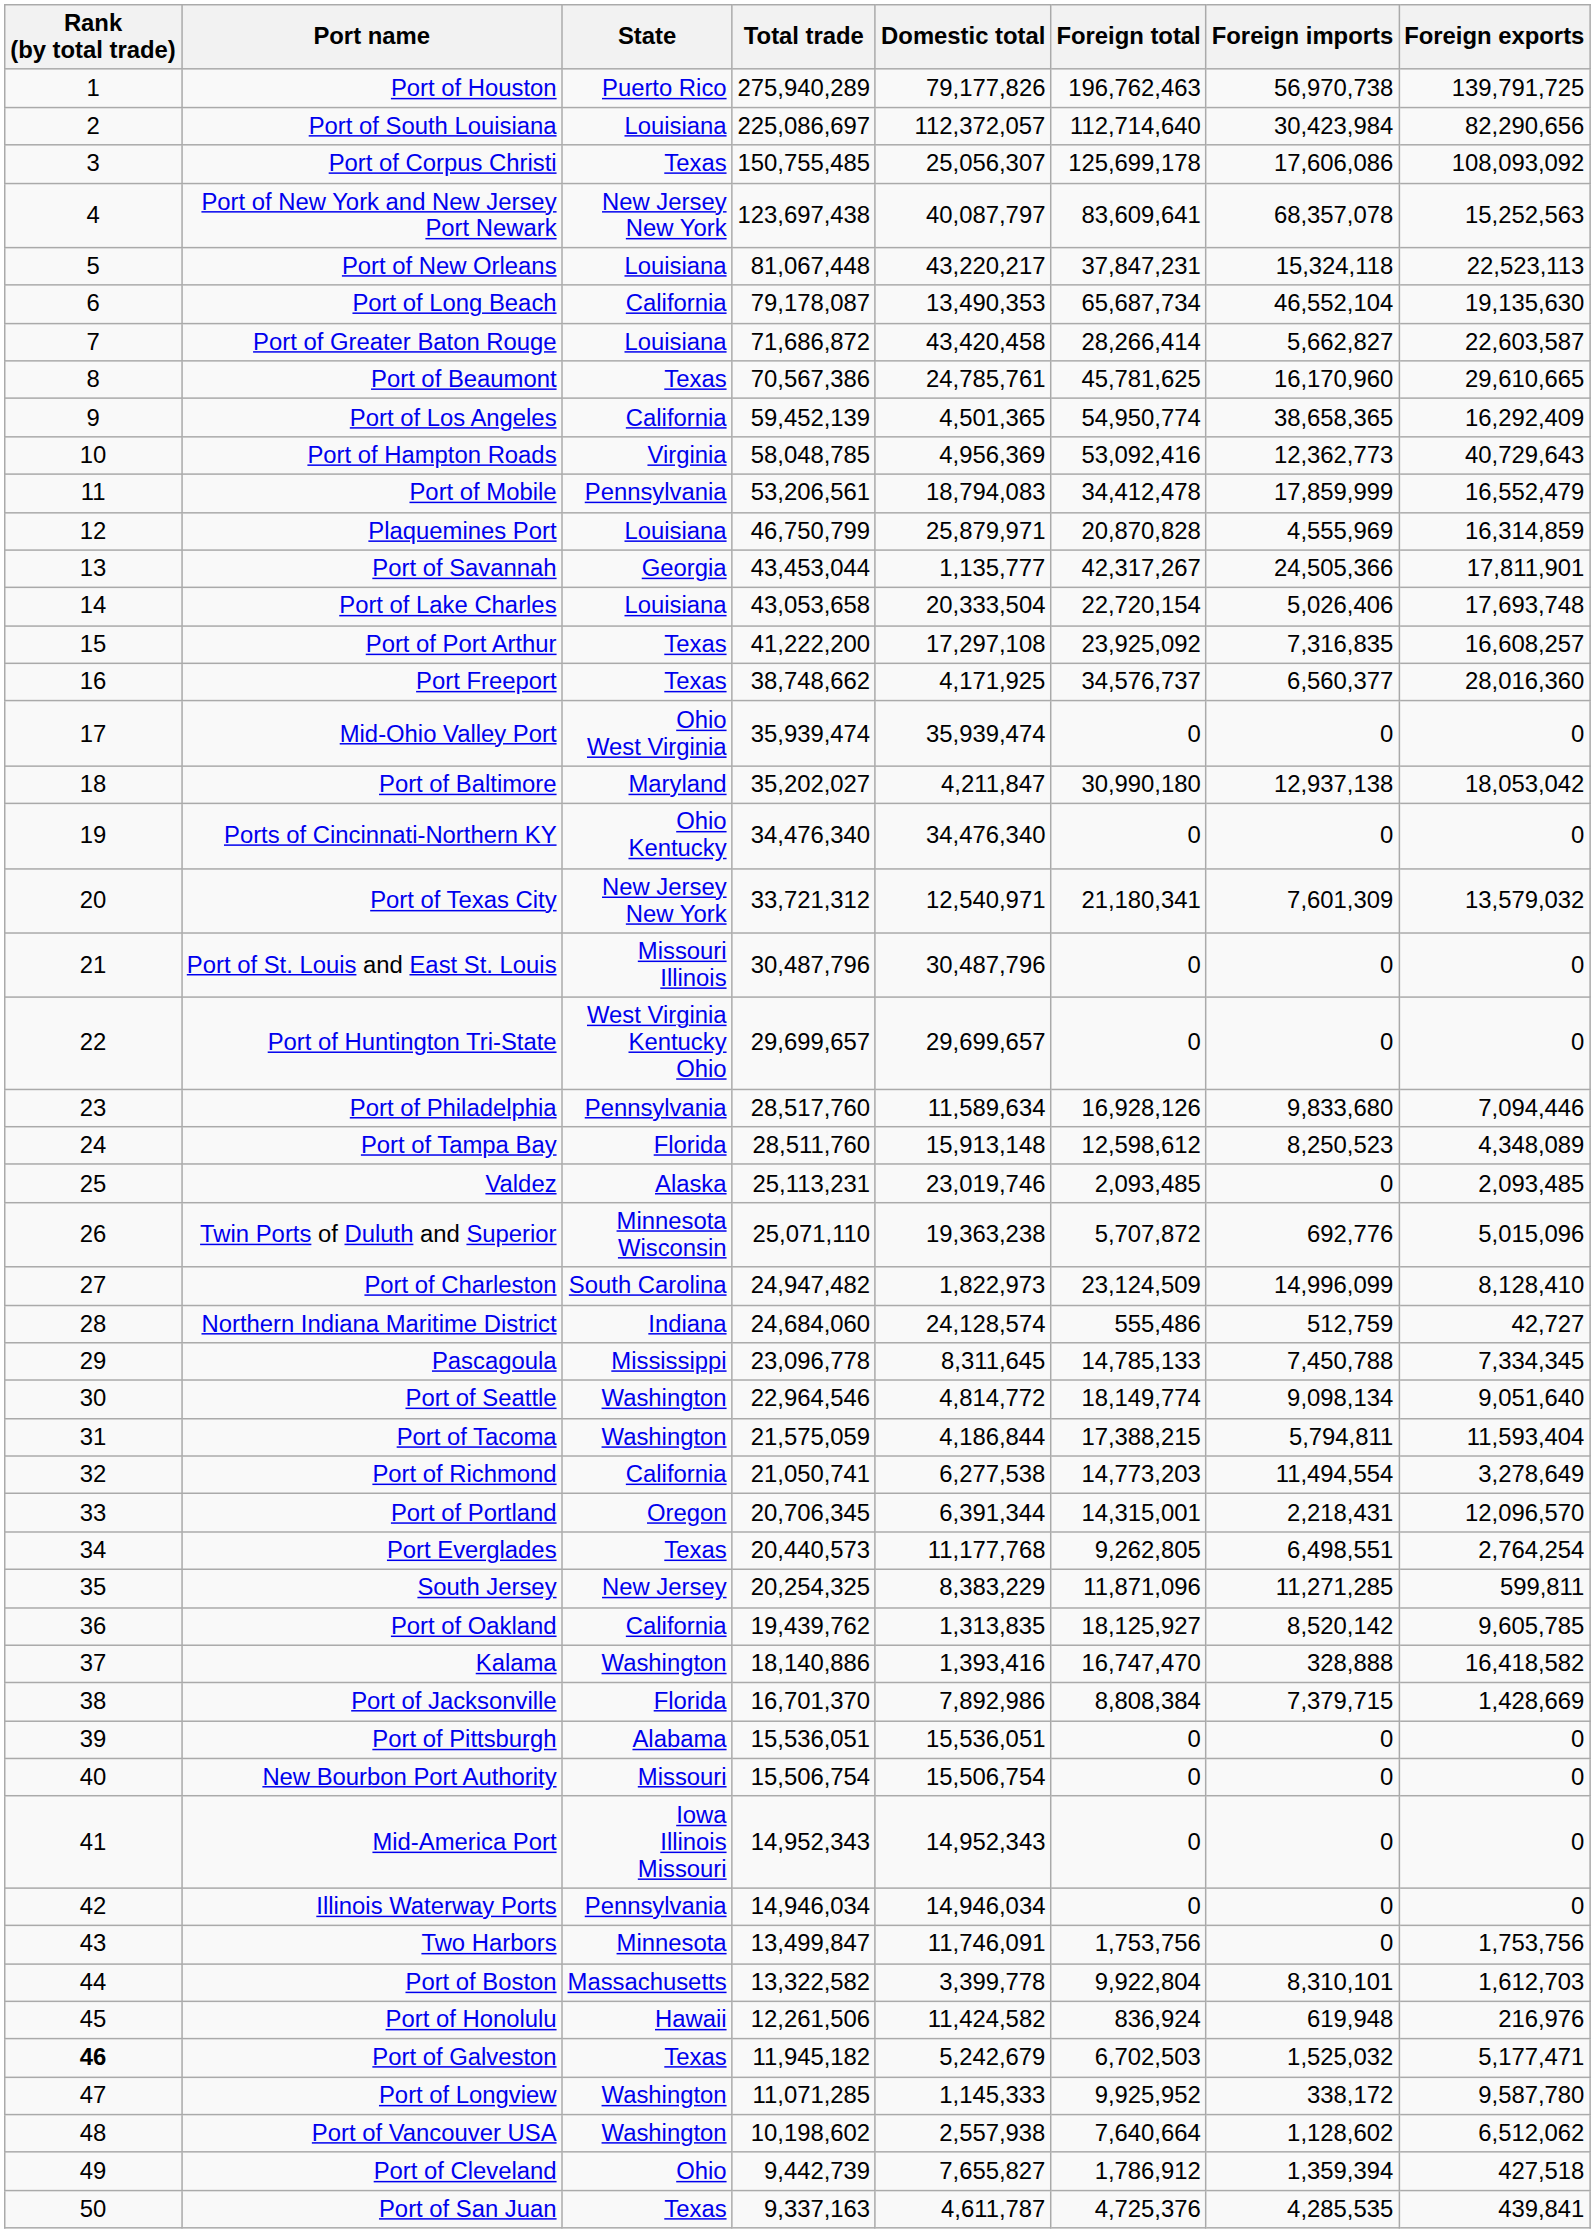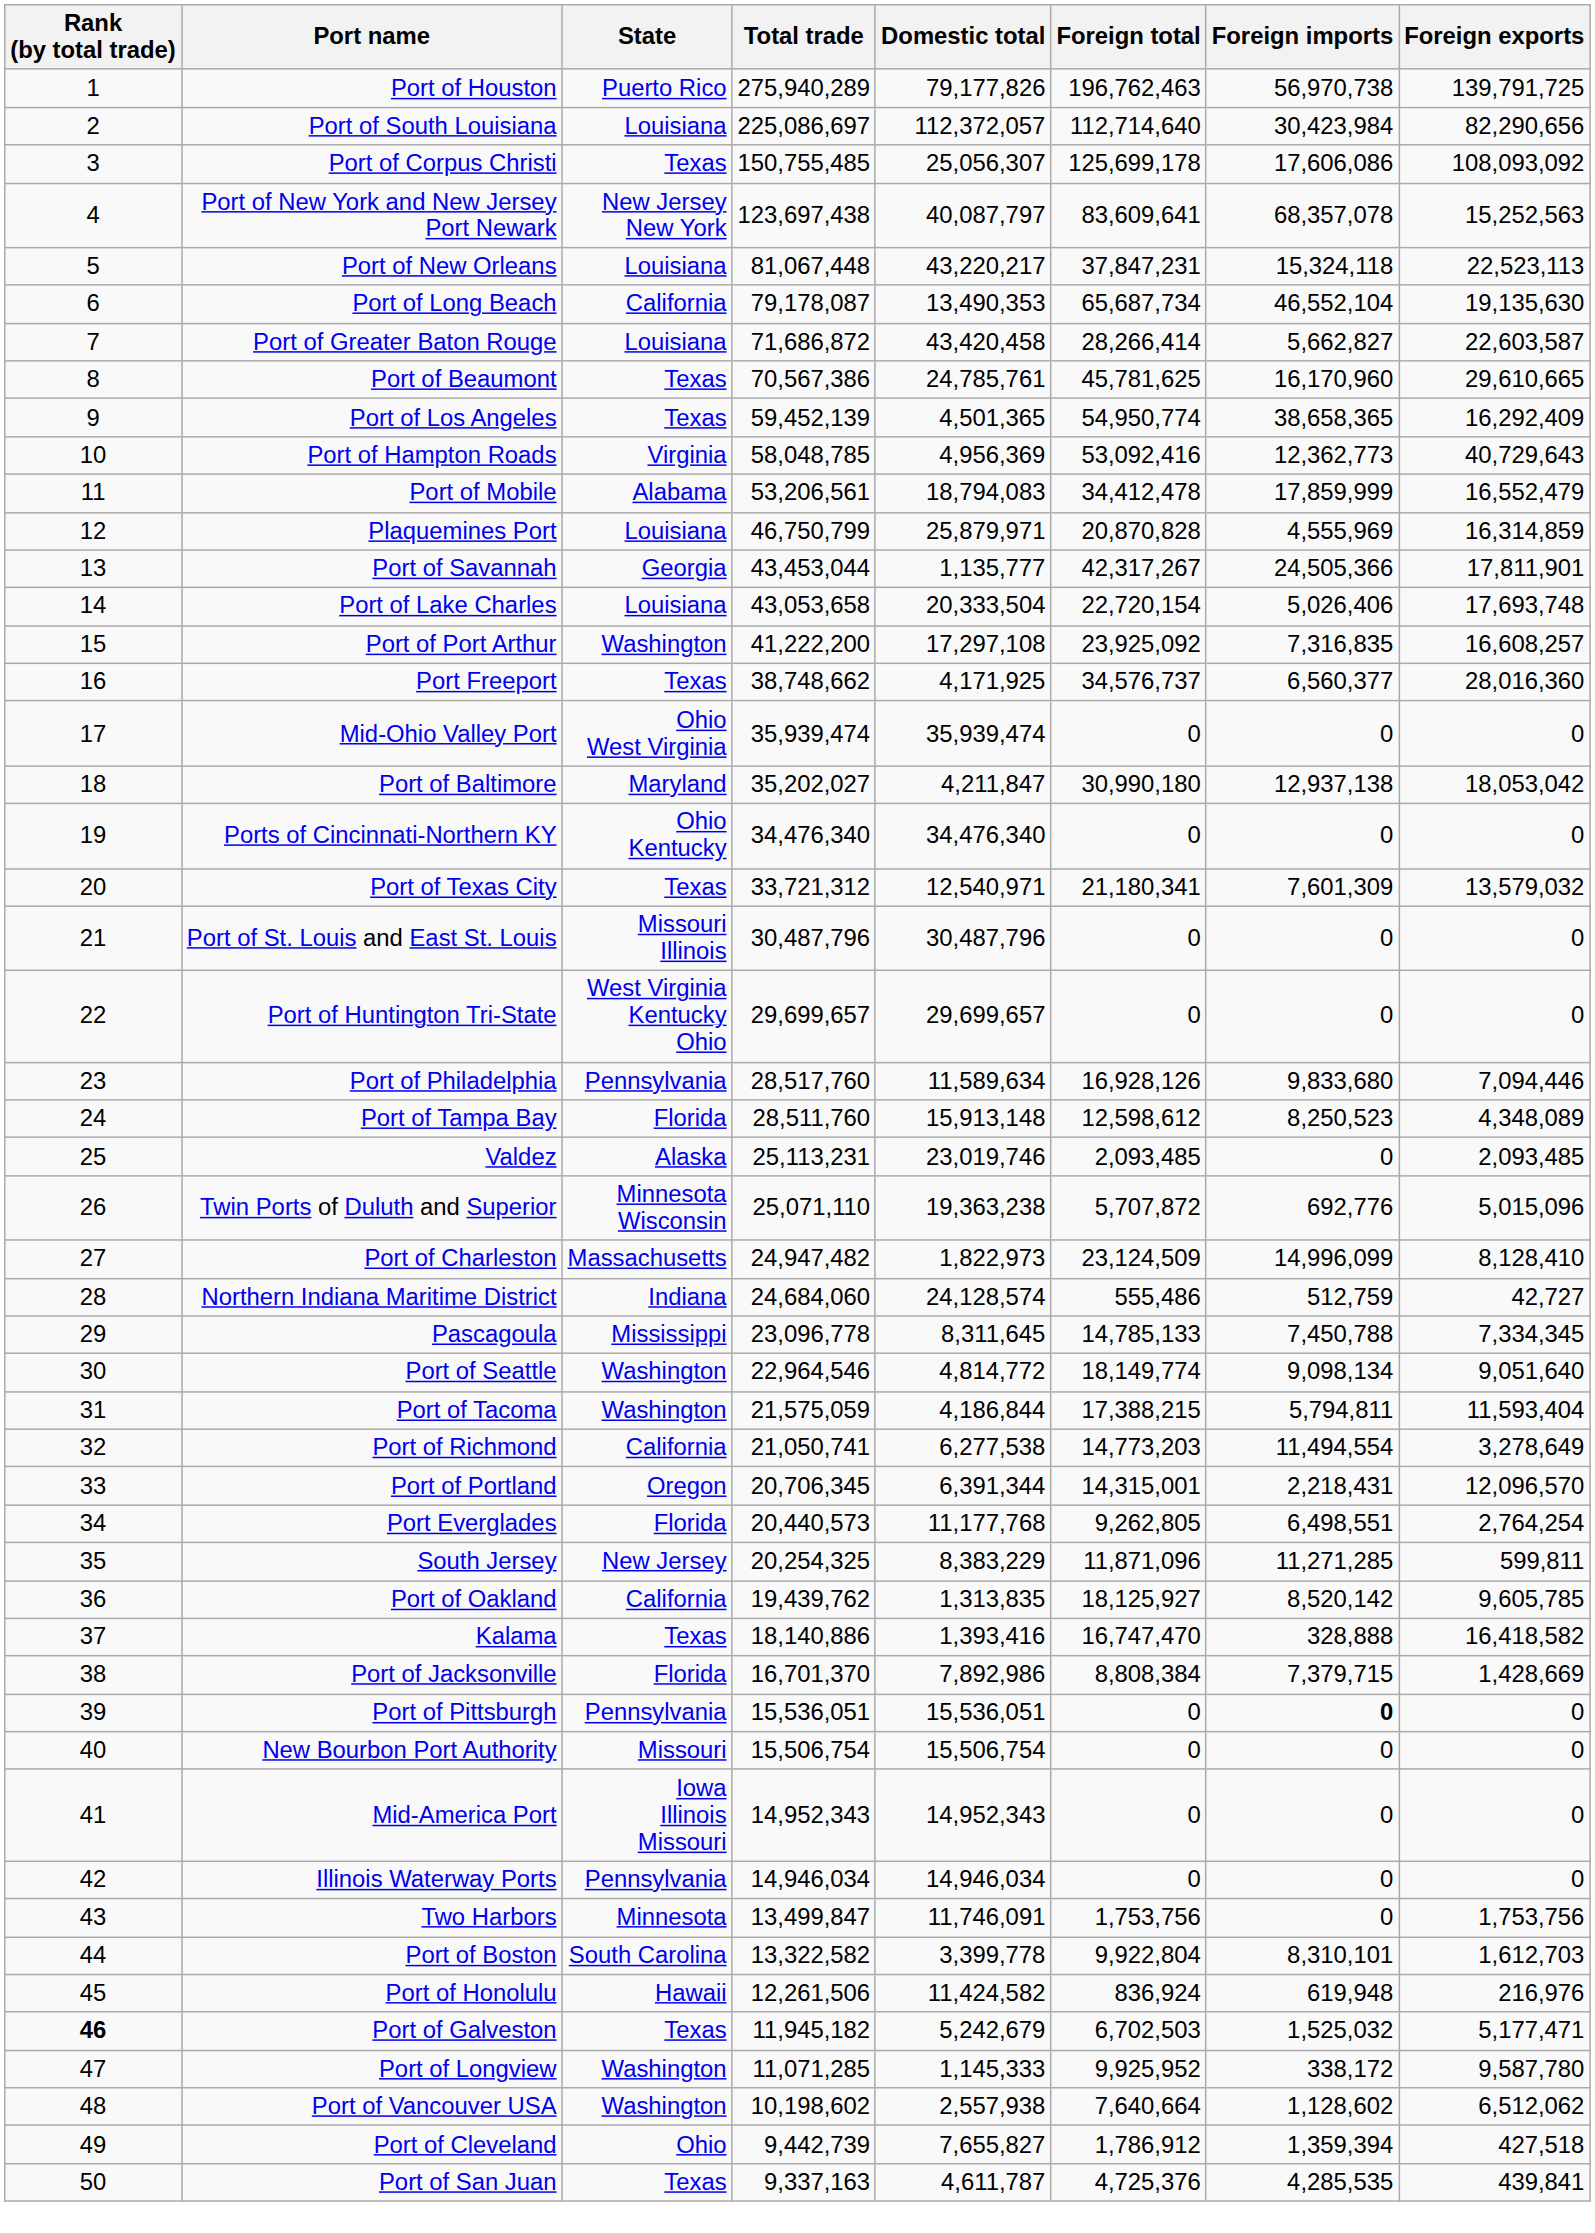(676, 417) California -> (695, 417) Texas
(656, 492) Pennsylvania -> (680, 492) Alabama
(695, 644) Texas -> (664, 644) Washington
(664, 900) New Jersey New York -> (695, 886) Texas
(648, 1285) South Carolina -> (647, 1258) Massachusetts
(695, 1550) Texas -> (690, 1523) Florida
(664, 1663) Washington -> (695, 1636) Texas
(680, 1739) Alabama -> (656, 1712) Pennsylvania
(1387, 1739) normal -> (1387, 1712) bold
(647, 1982) Massachusetts -> (648, 1955) South Carolina
